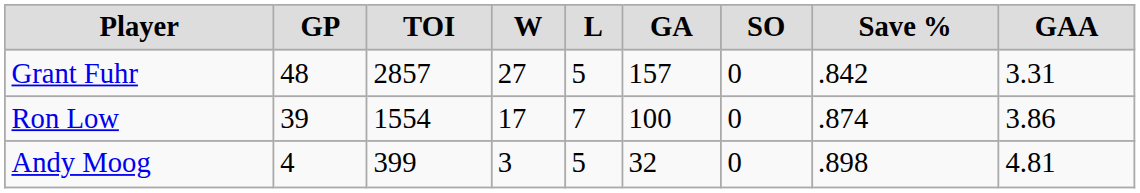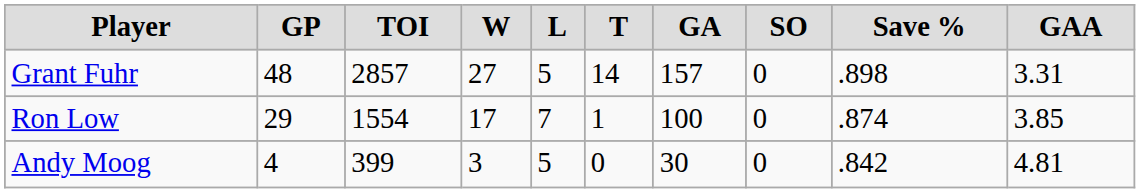+ column: (619, 27)
(843, 72) .842 -> (863, 72) .898
(295, 118) 39 -> (278, 118) 29
(1030, 118) 3.86 -> (1039, 118) 3.85
(643, 163) 32 -> (674, 163) 30
(843, 163) .898 -> (863, 163) .842
